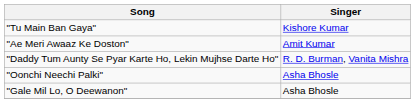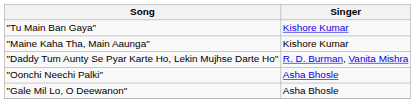+ row: (78, 43)
- row: (68, 43)
